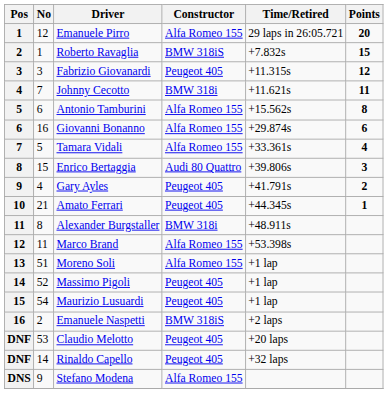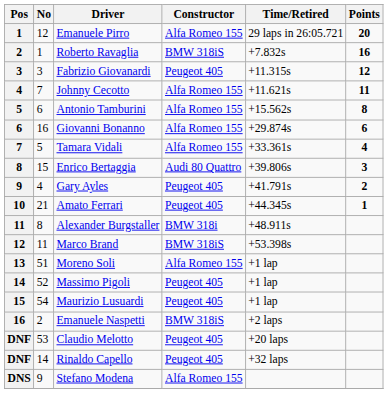(364, 52) 15 -> (364, 52) 16
(191, 90) BMW 318i -> (204, 90) Alfa Romeo 155
(204, 244) Alfa Romeo 155 -> (194, 244) BMW 318iS
